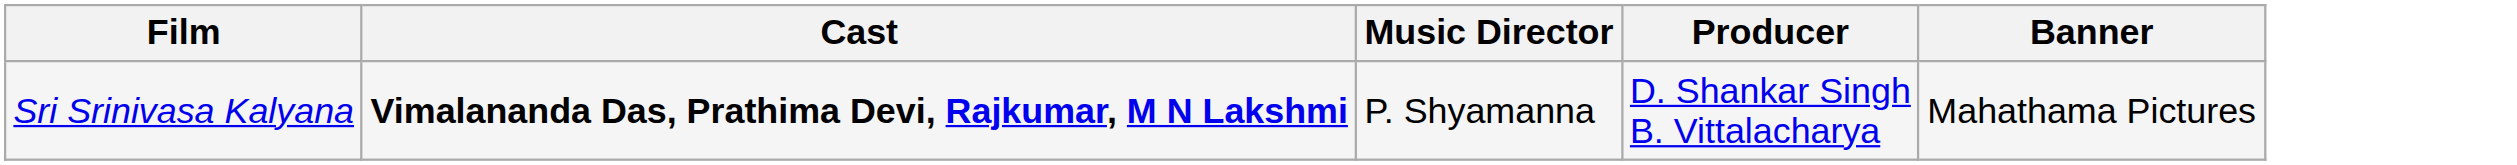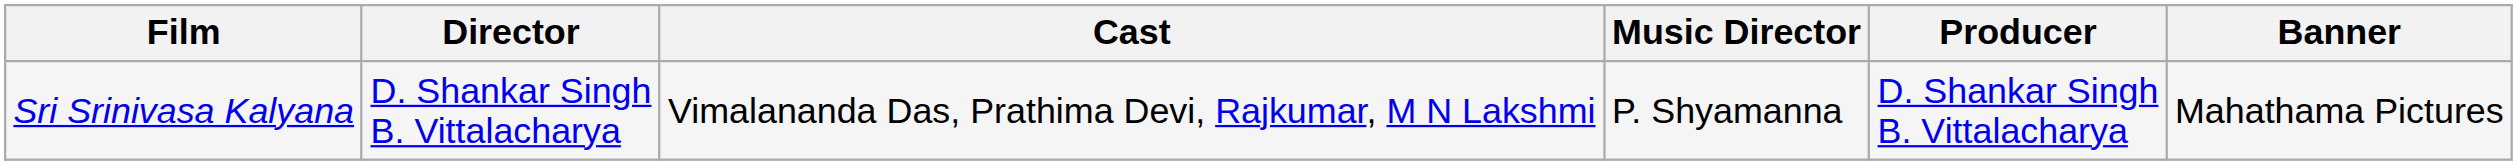+ column: (511, 32)
(859, 109) bold -> (1132, 109) normal
